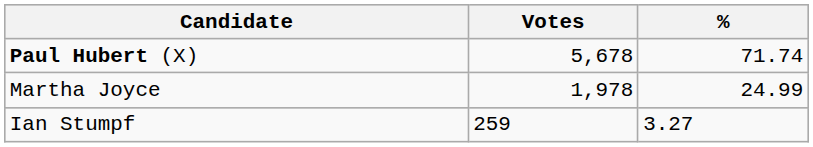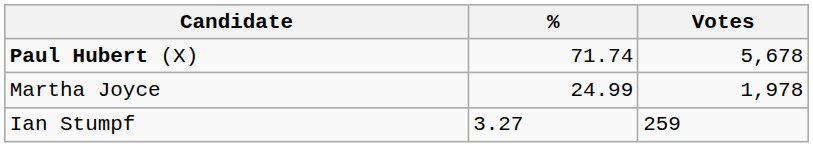columns swapped: (553, 22) <-> (723, 22)
